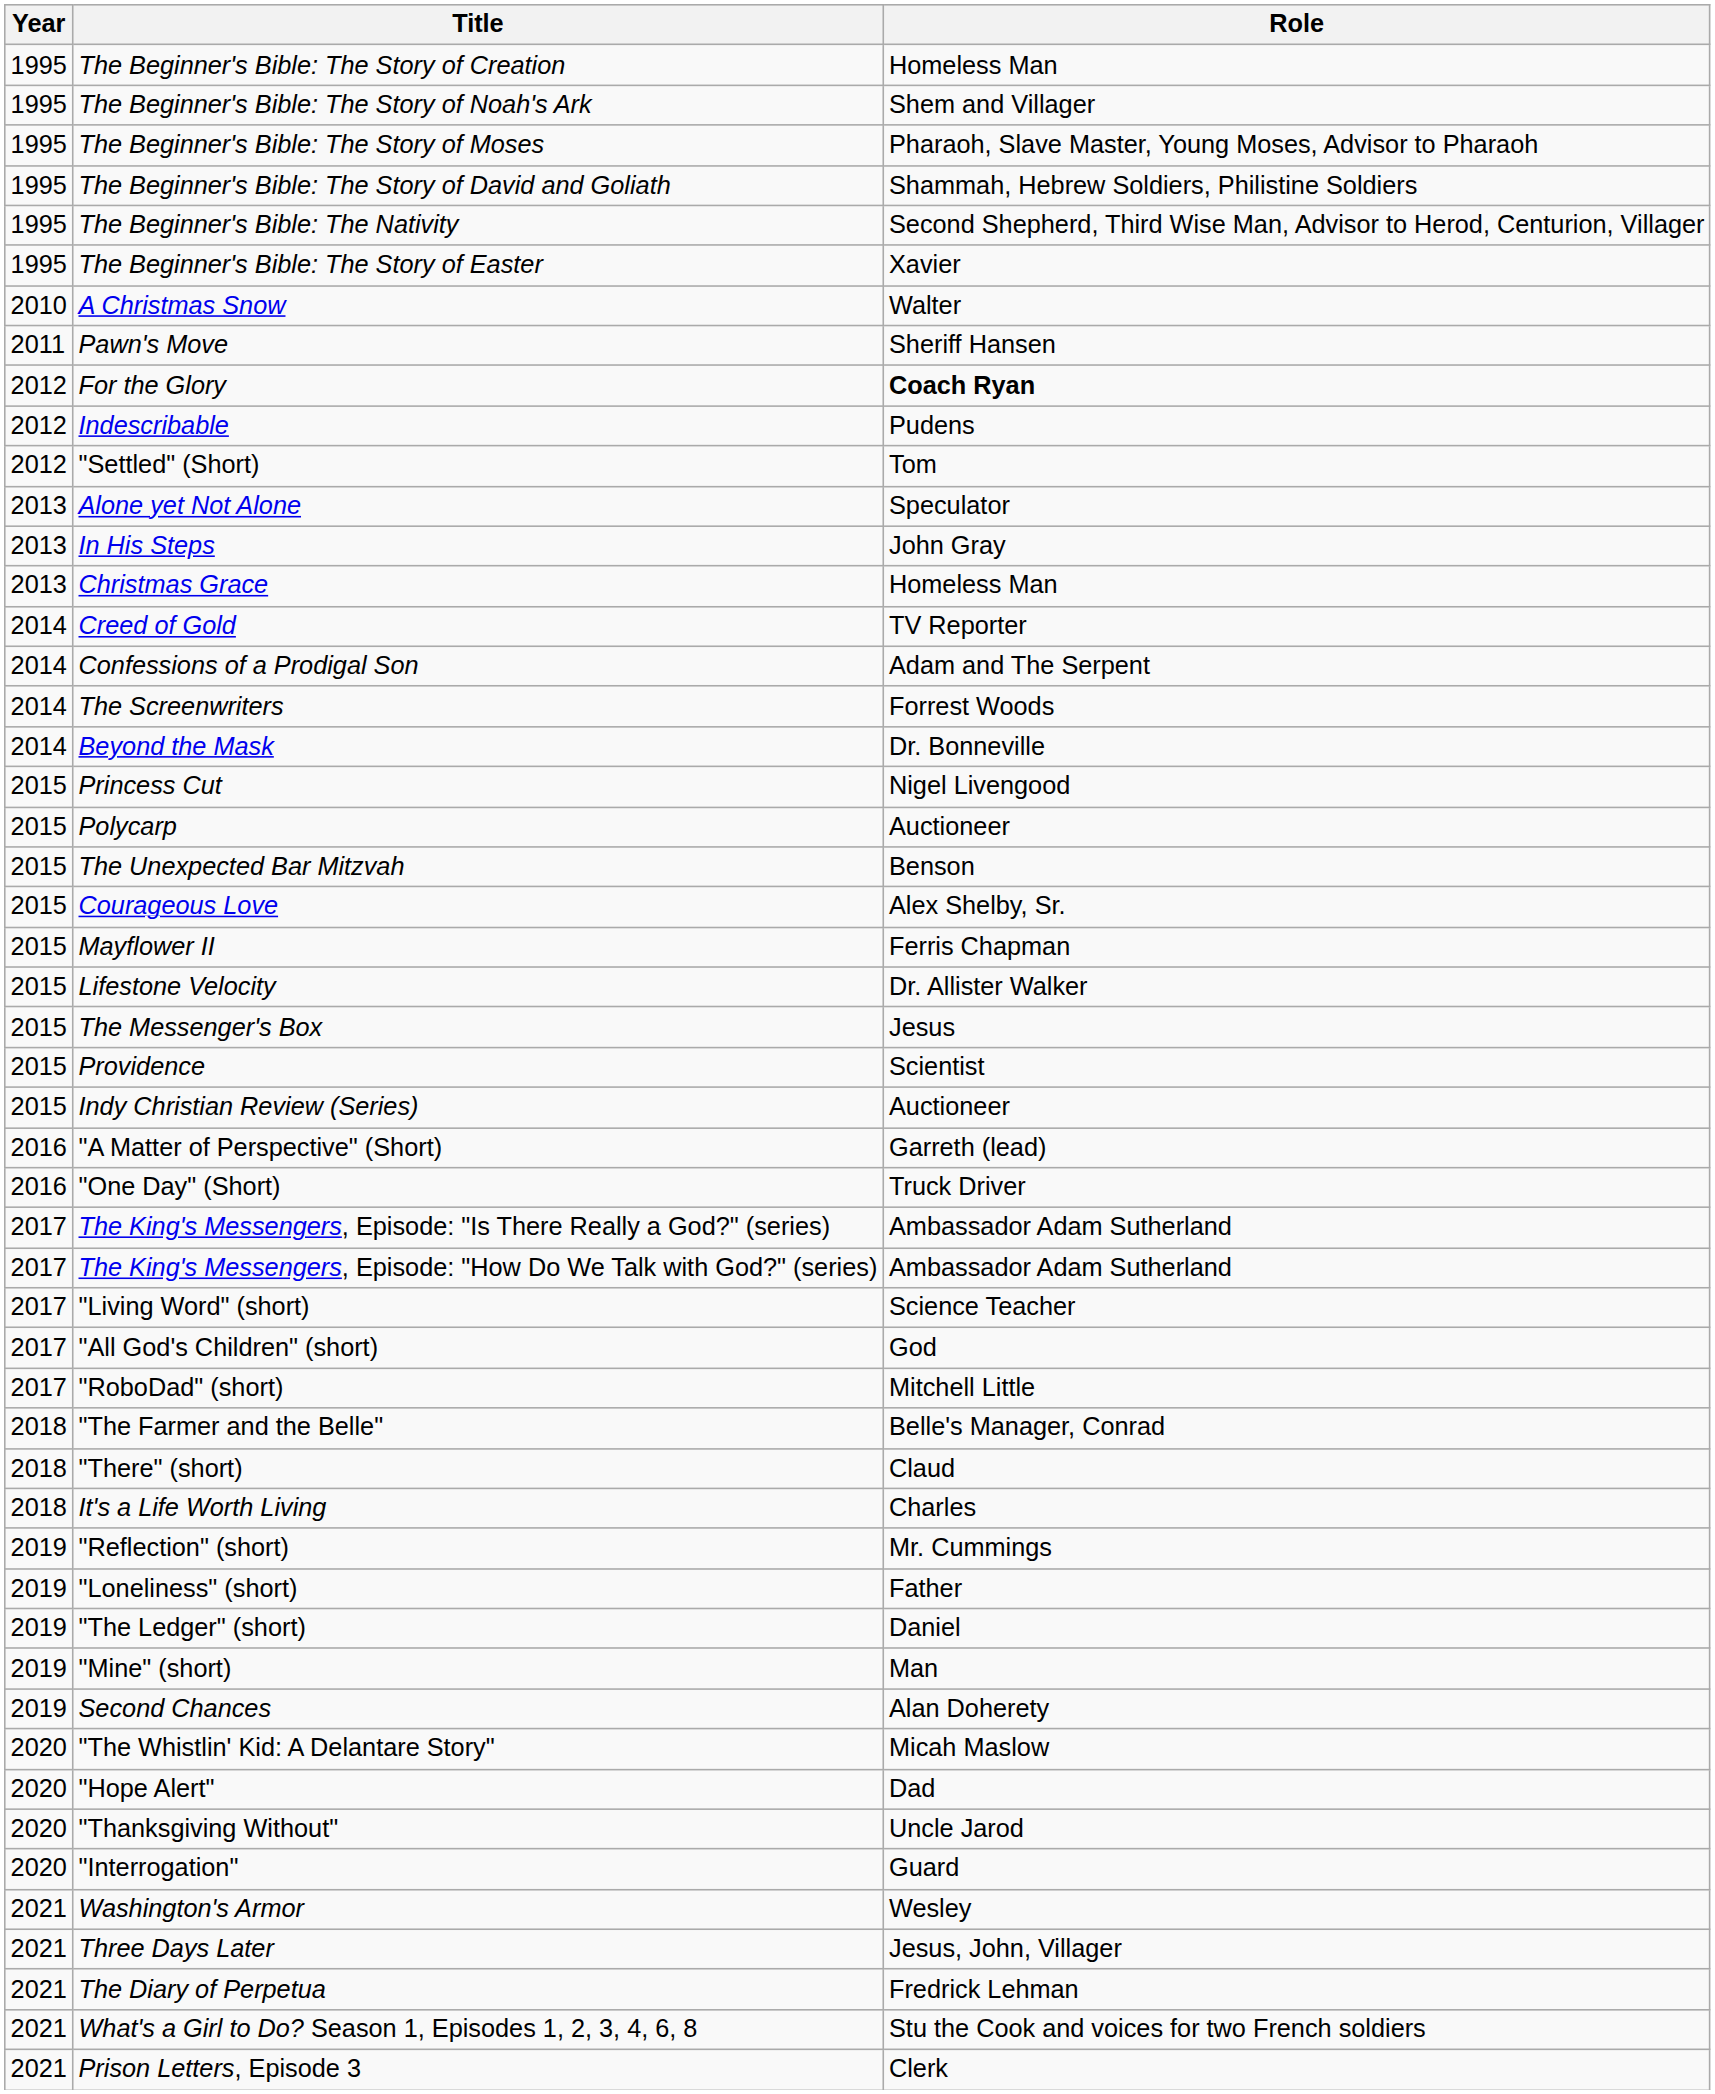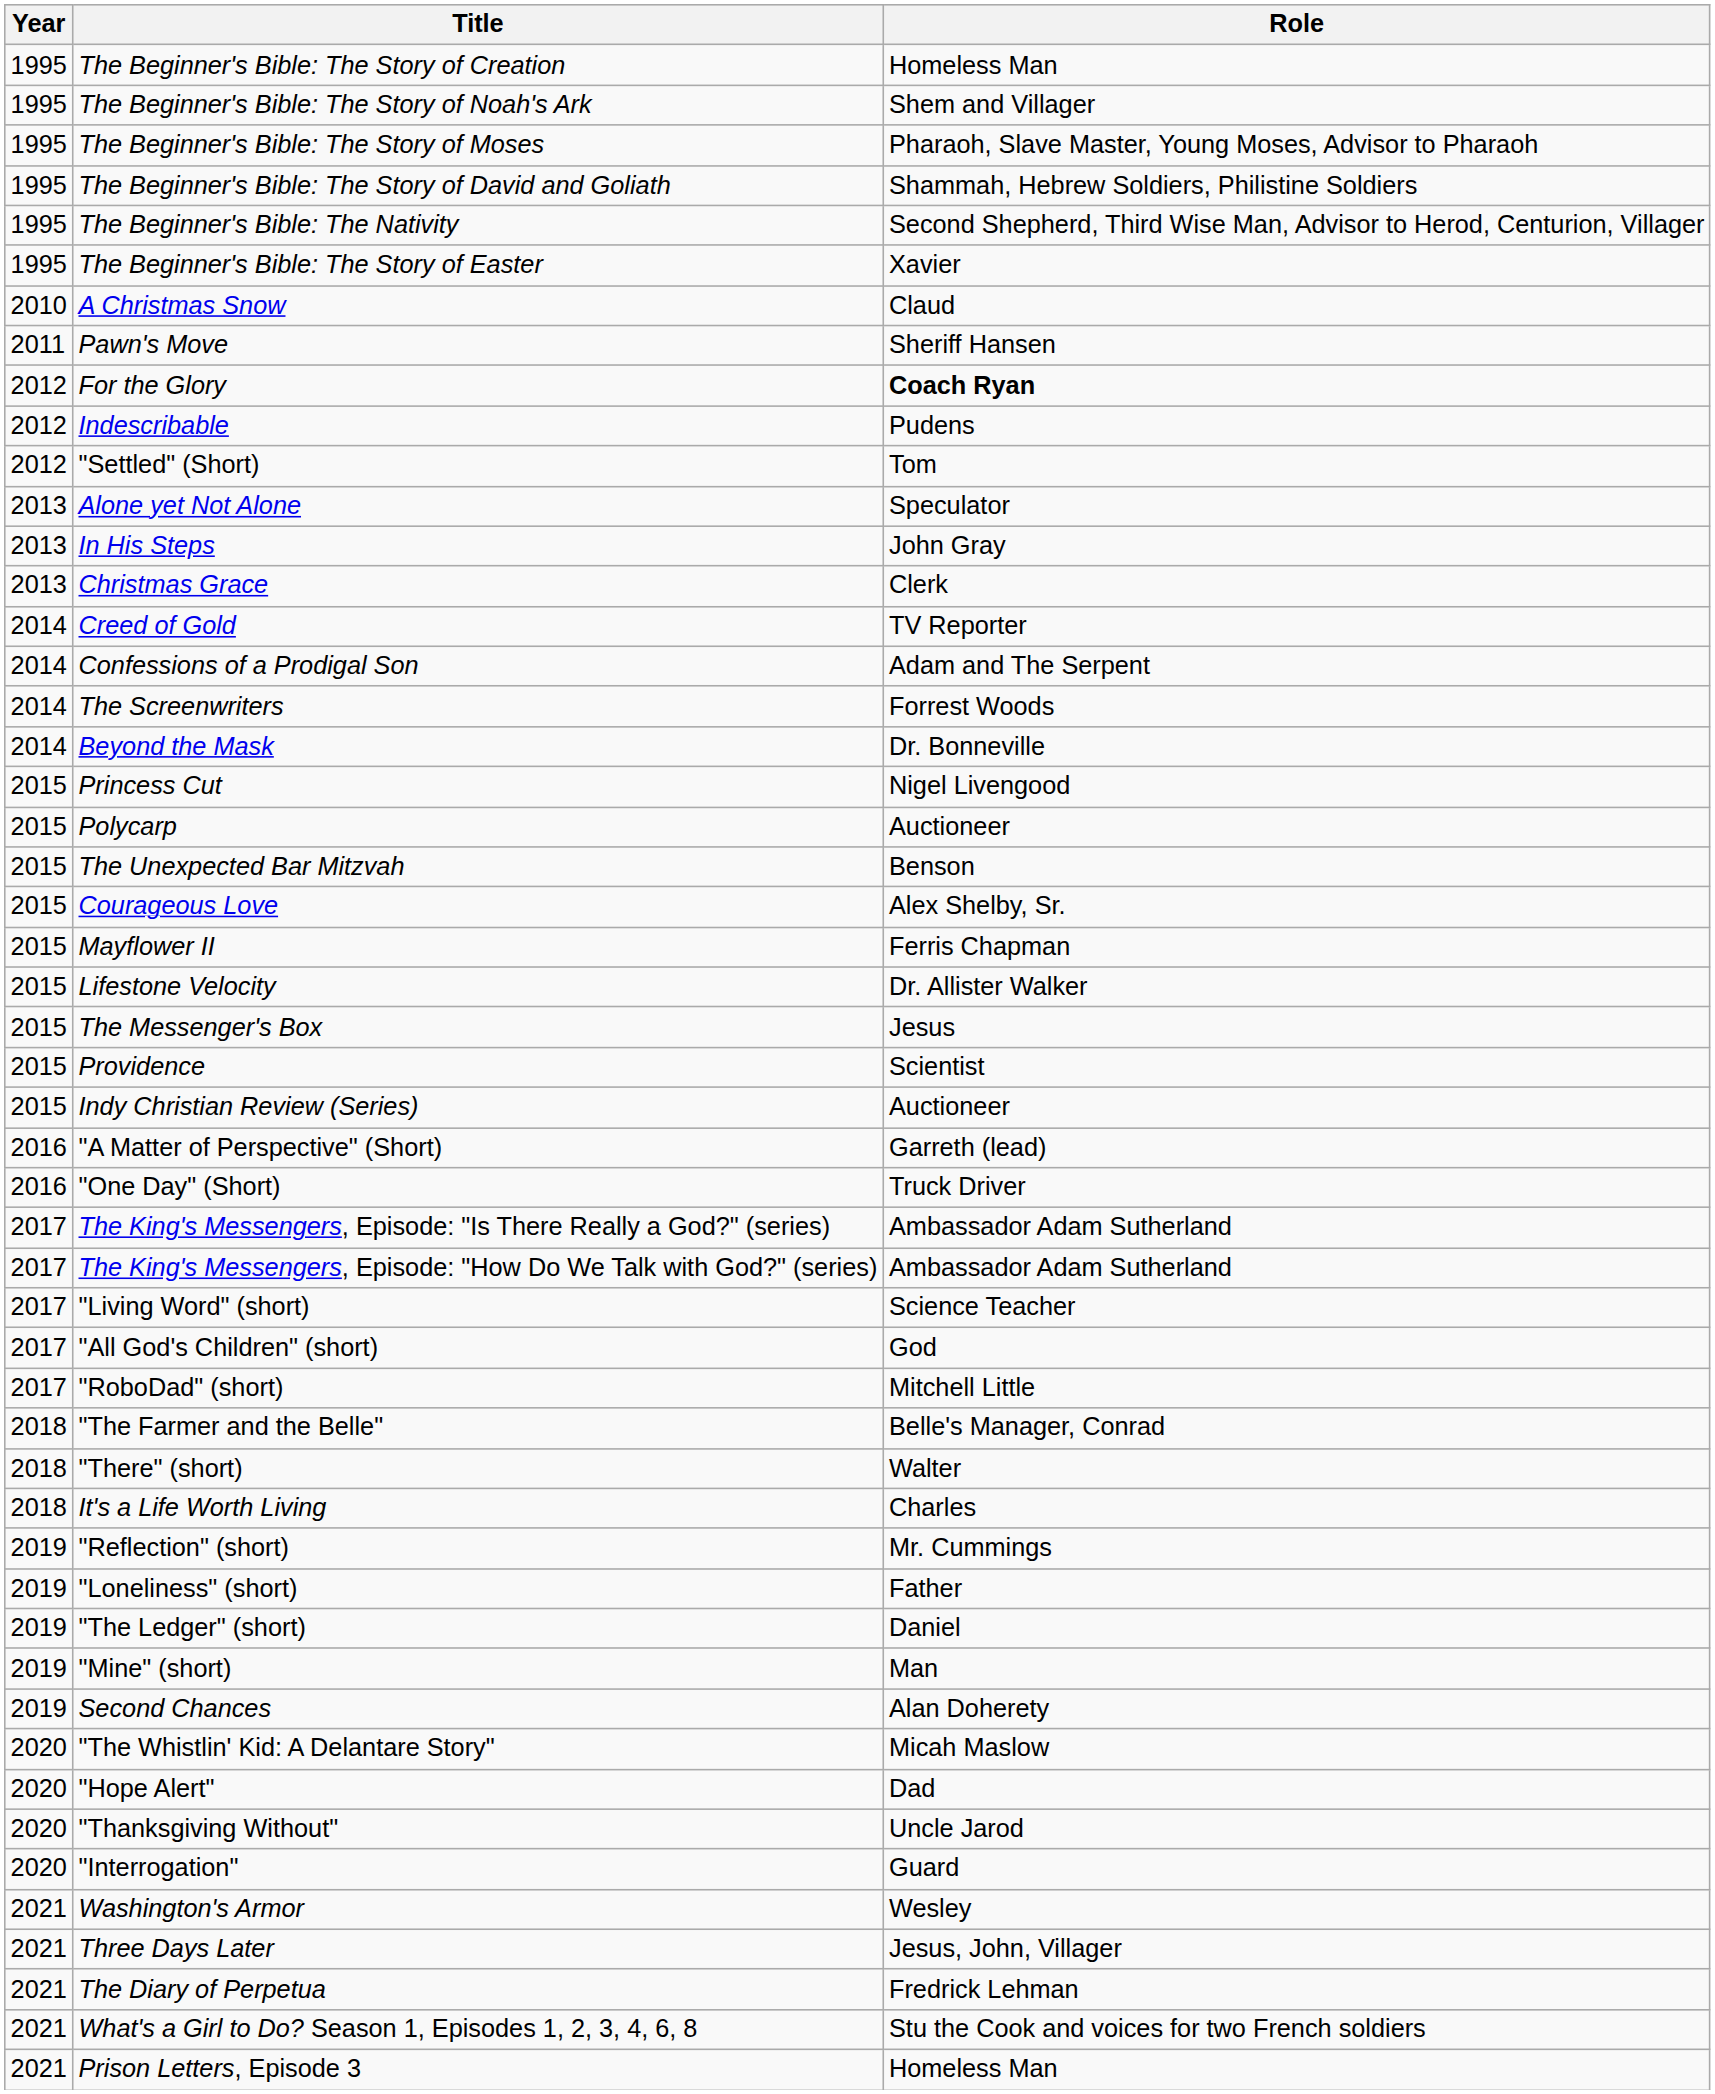(925, 305) Walter -> (922, 305) Claud
(973, 585) Homeless Man -> (918, 585) Clerk
(922, 1467) Claud -> (925, 1467) Walter
(918, 2069) Clerk -> (973, 2069) Homeless Man
